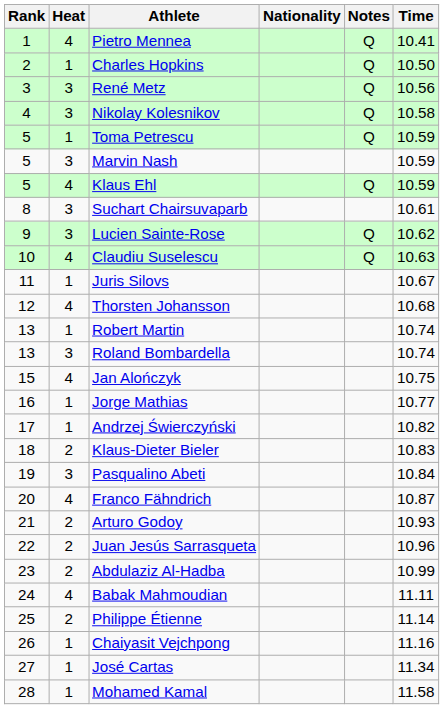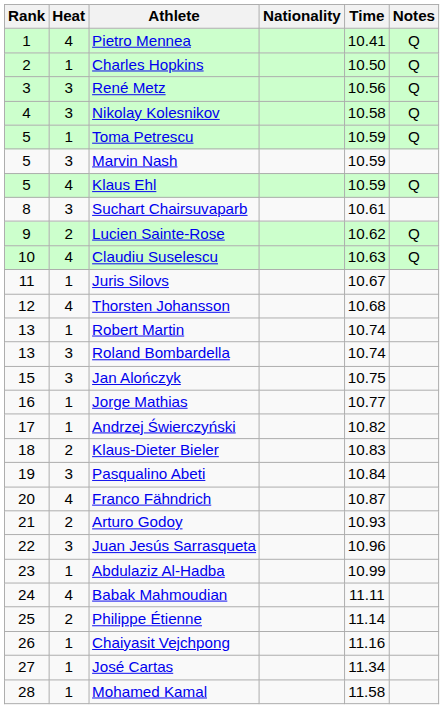columns swapped: (416, 16) <-> (369, 16)
(69, 233) 3 -> (69, 233) 2
(69, 378) 4 -> (69, 378) 3
(69, 546) 2 -> (69, 546) 3
(69, 570) 2 -> (69, 570) 1
